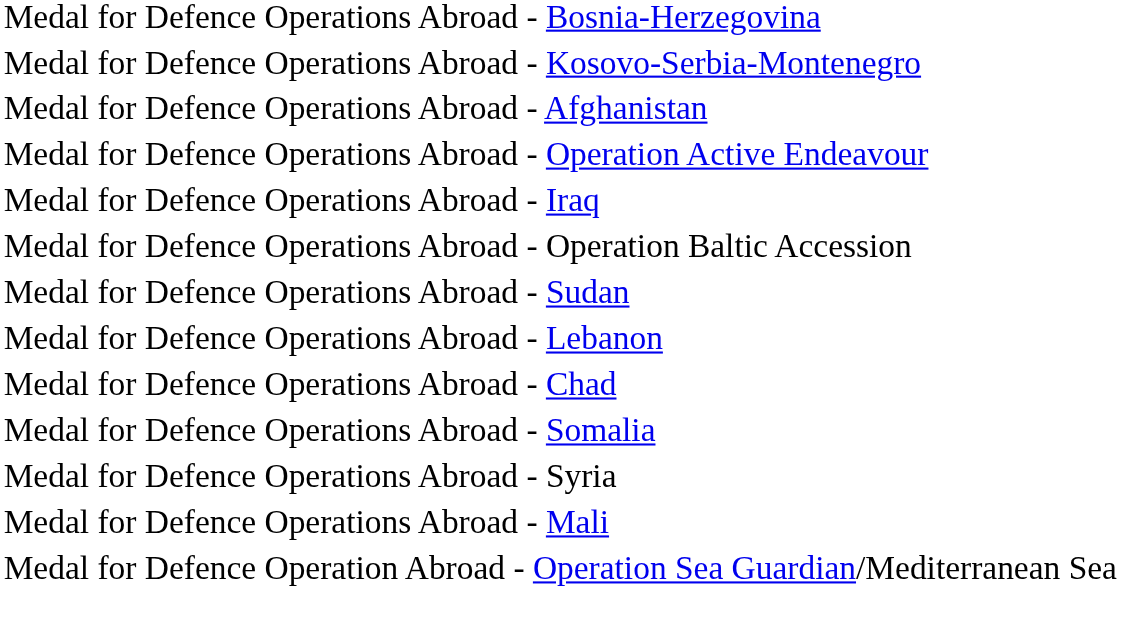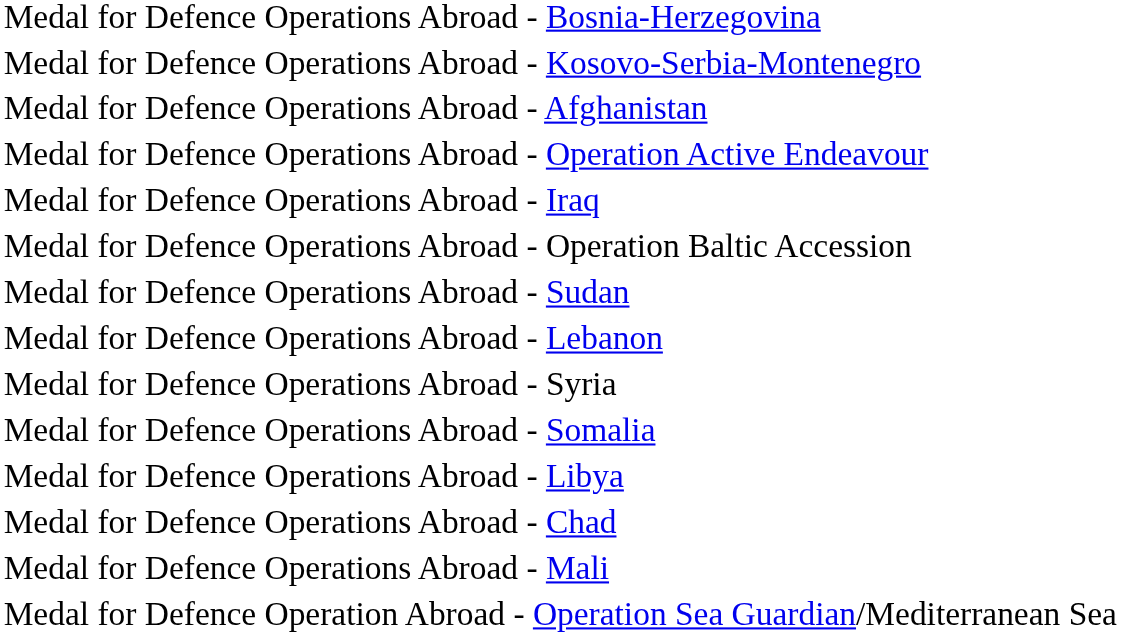rows swapped: (310, 384) <-> (310, 476)
+ row: (314, 476)
